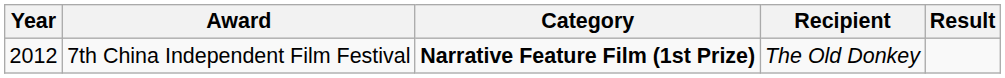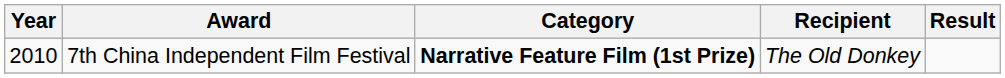(33, 55) 2012 -> (33, 55) 2010
